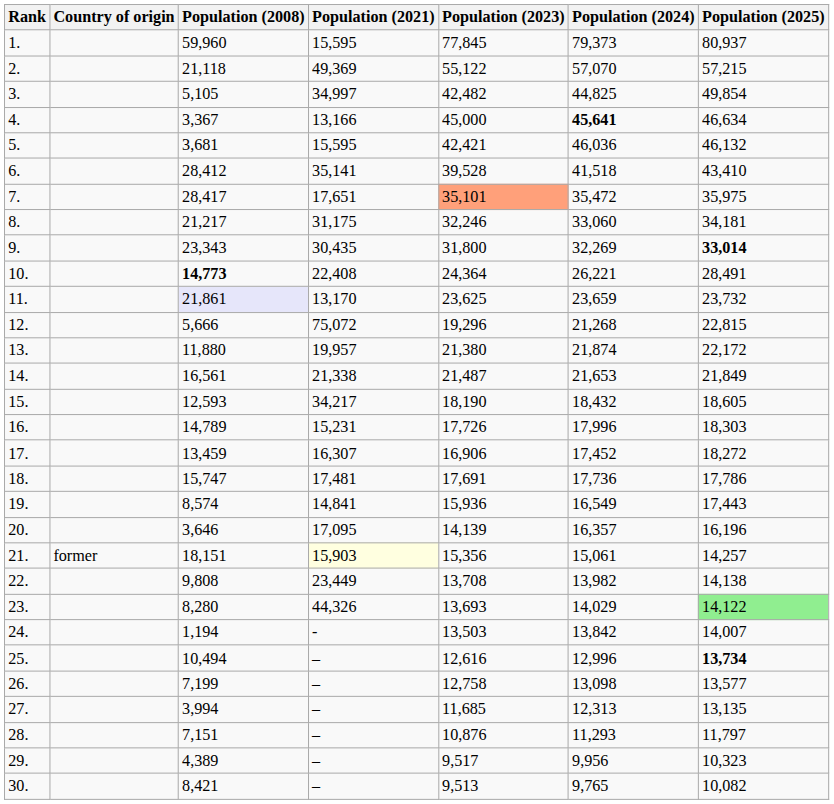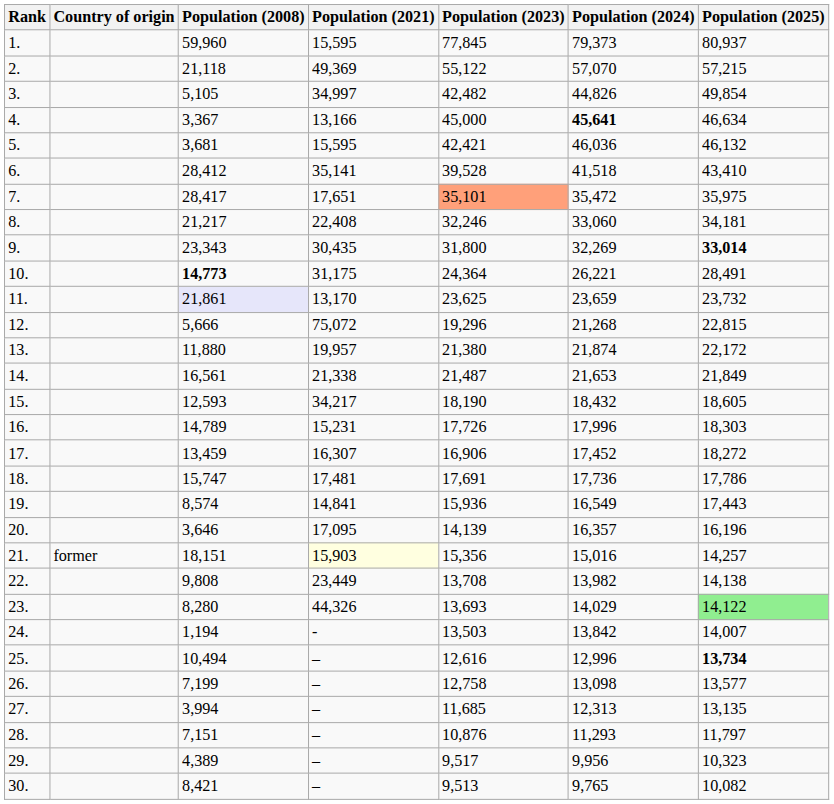(594, 94) 44,825 -> (594, 94) 44,826
(334, 222) 31,175 -> (334, 222) 22,408
(334, 273) 22,408 -> (334, 273) 31,175
(594, 555) 15,061 -> (594, 555) 15,016
